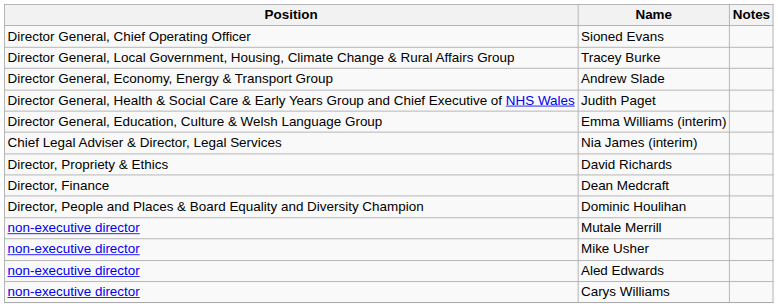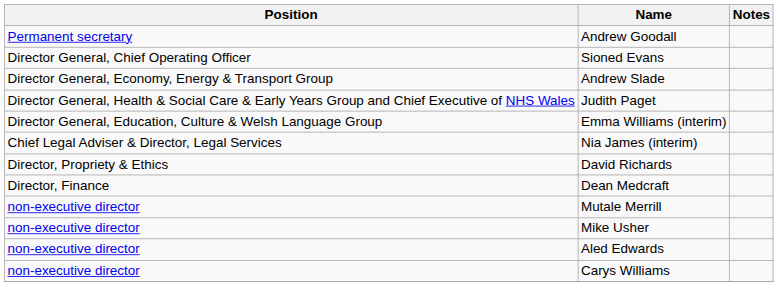+ row: (629, 36)
- row: (621, 57)
- row: (634, 206)
